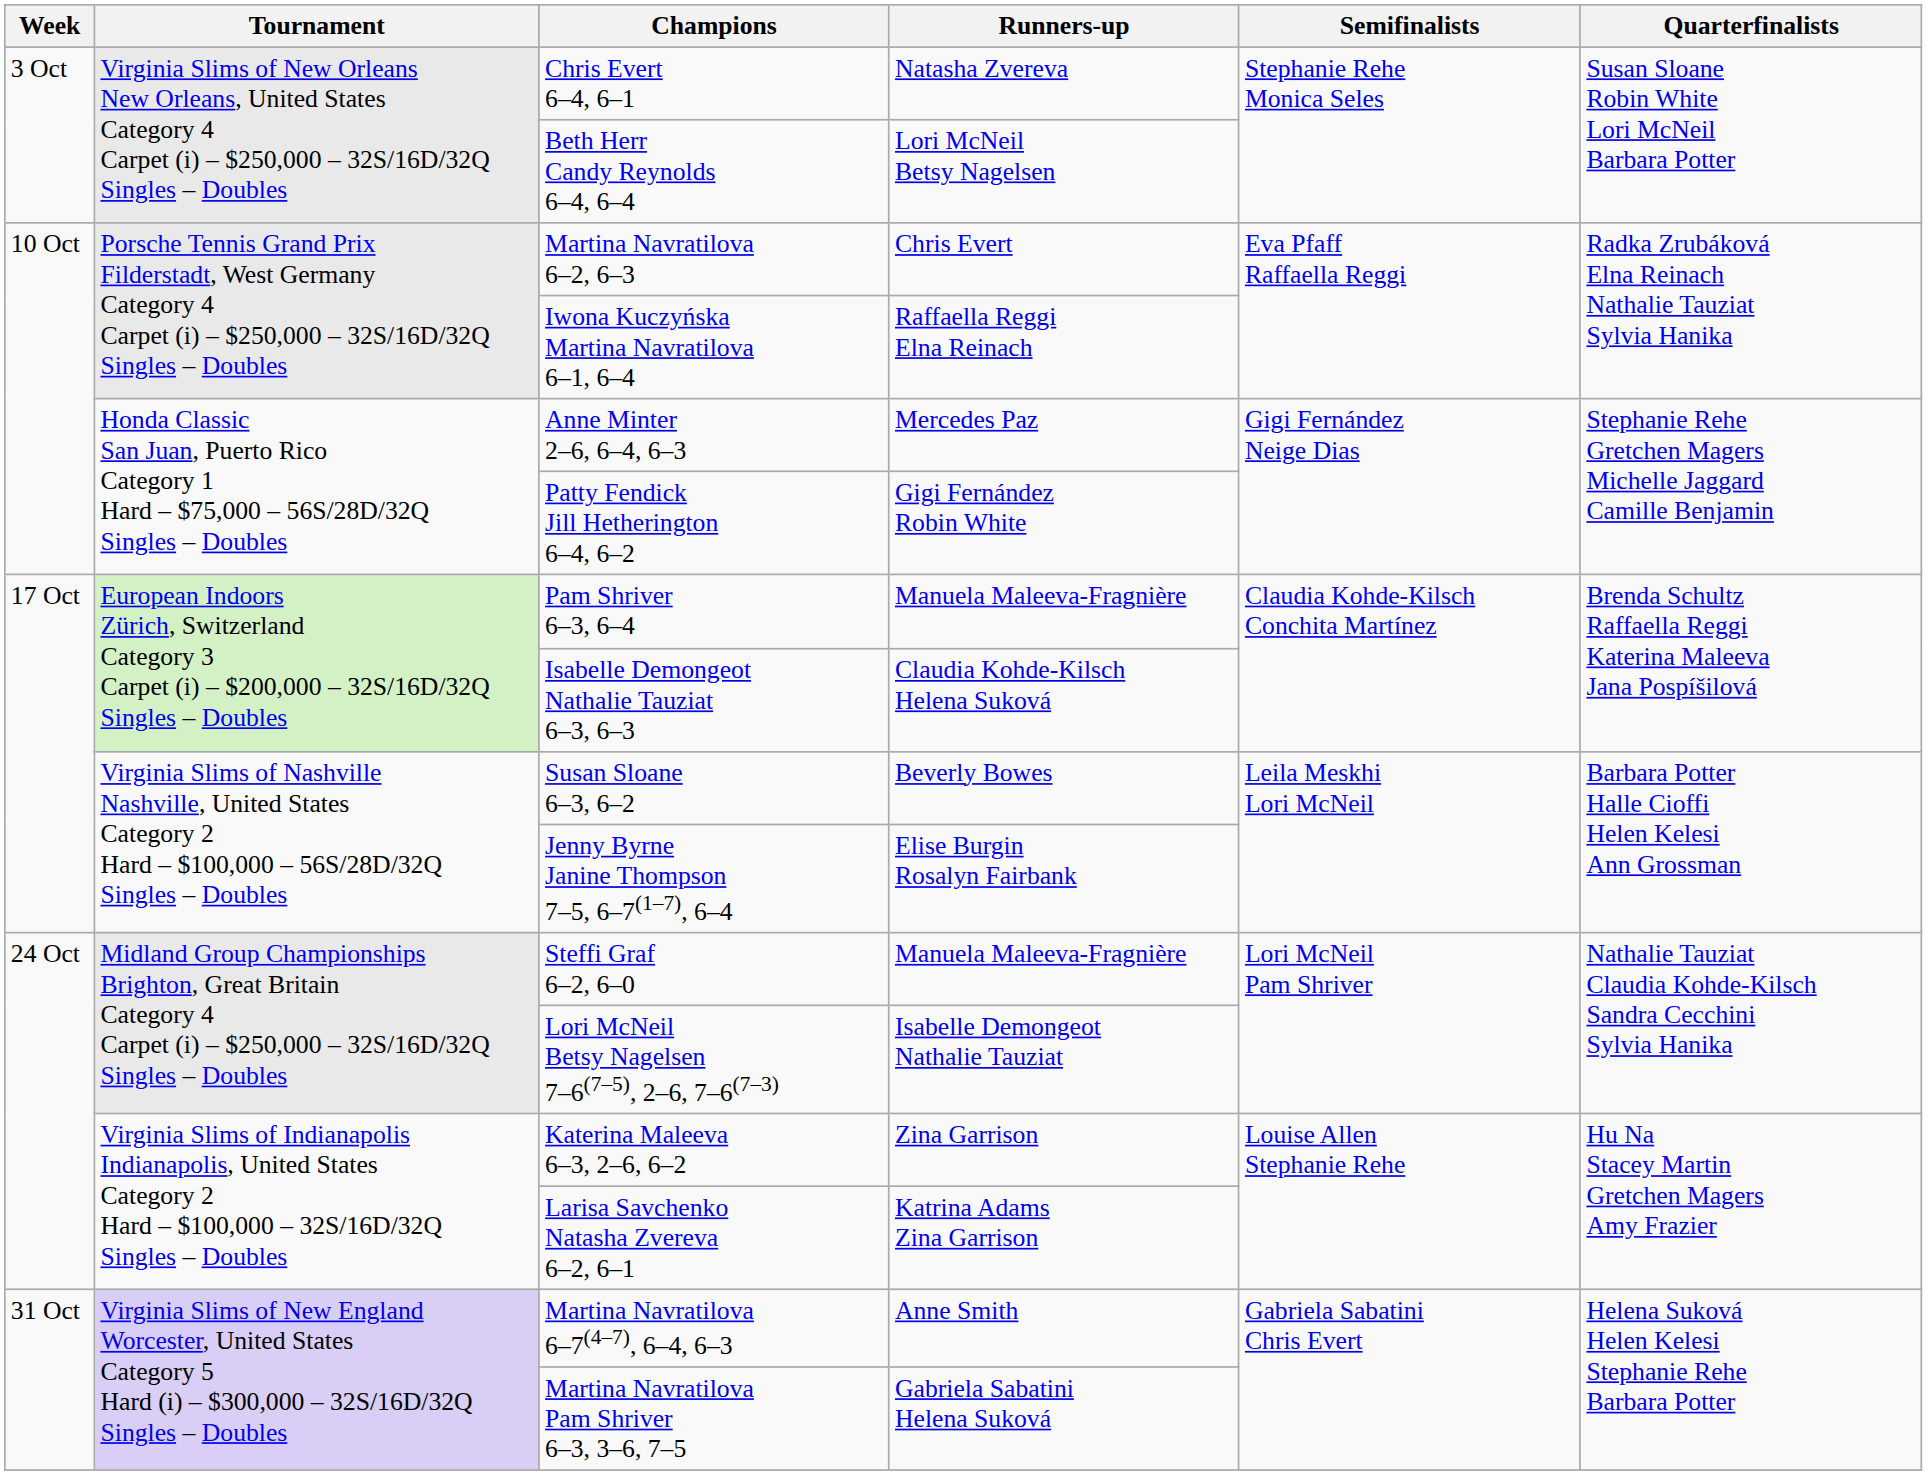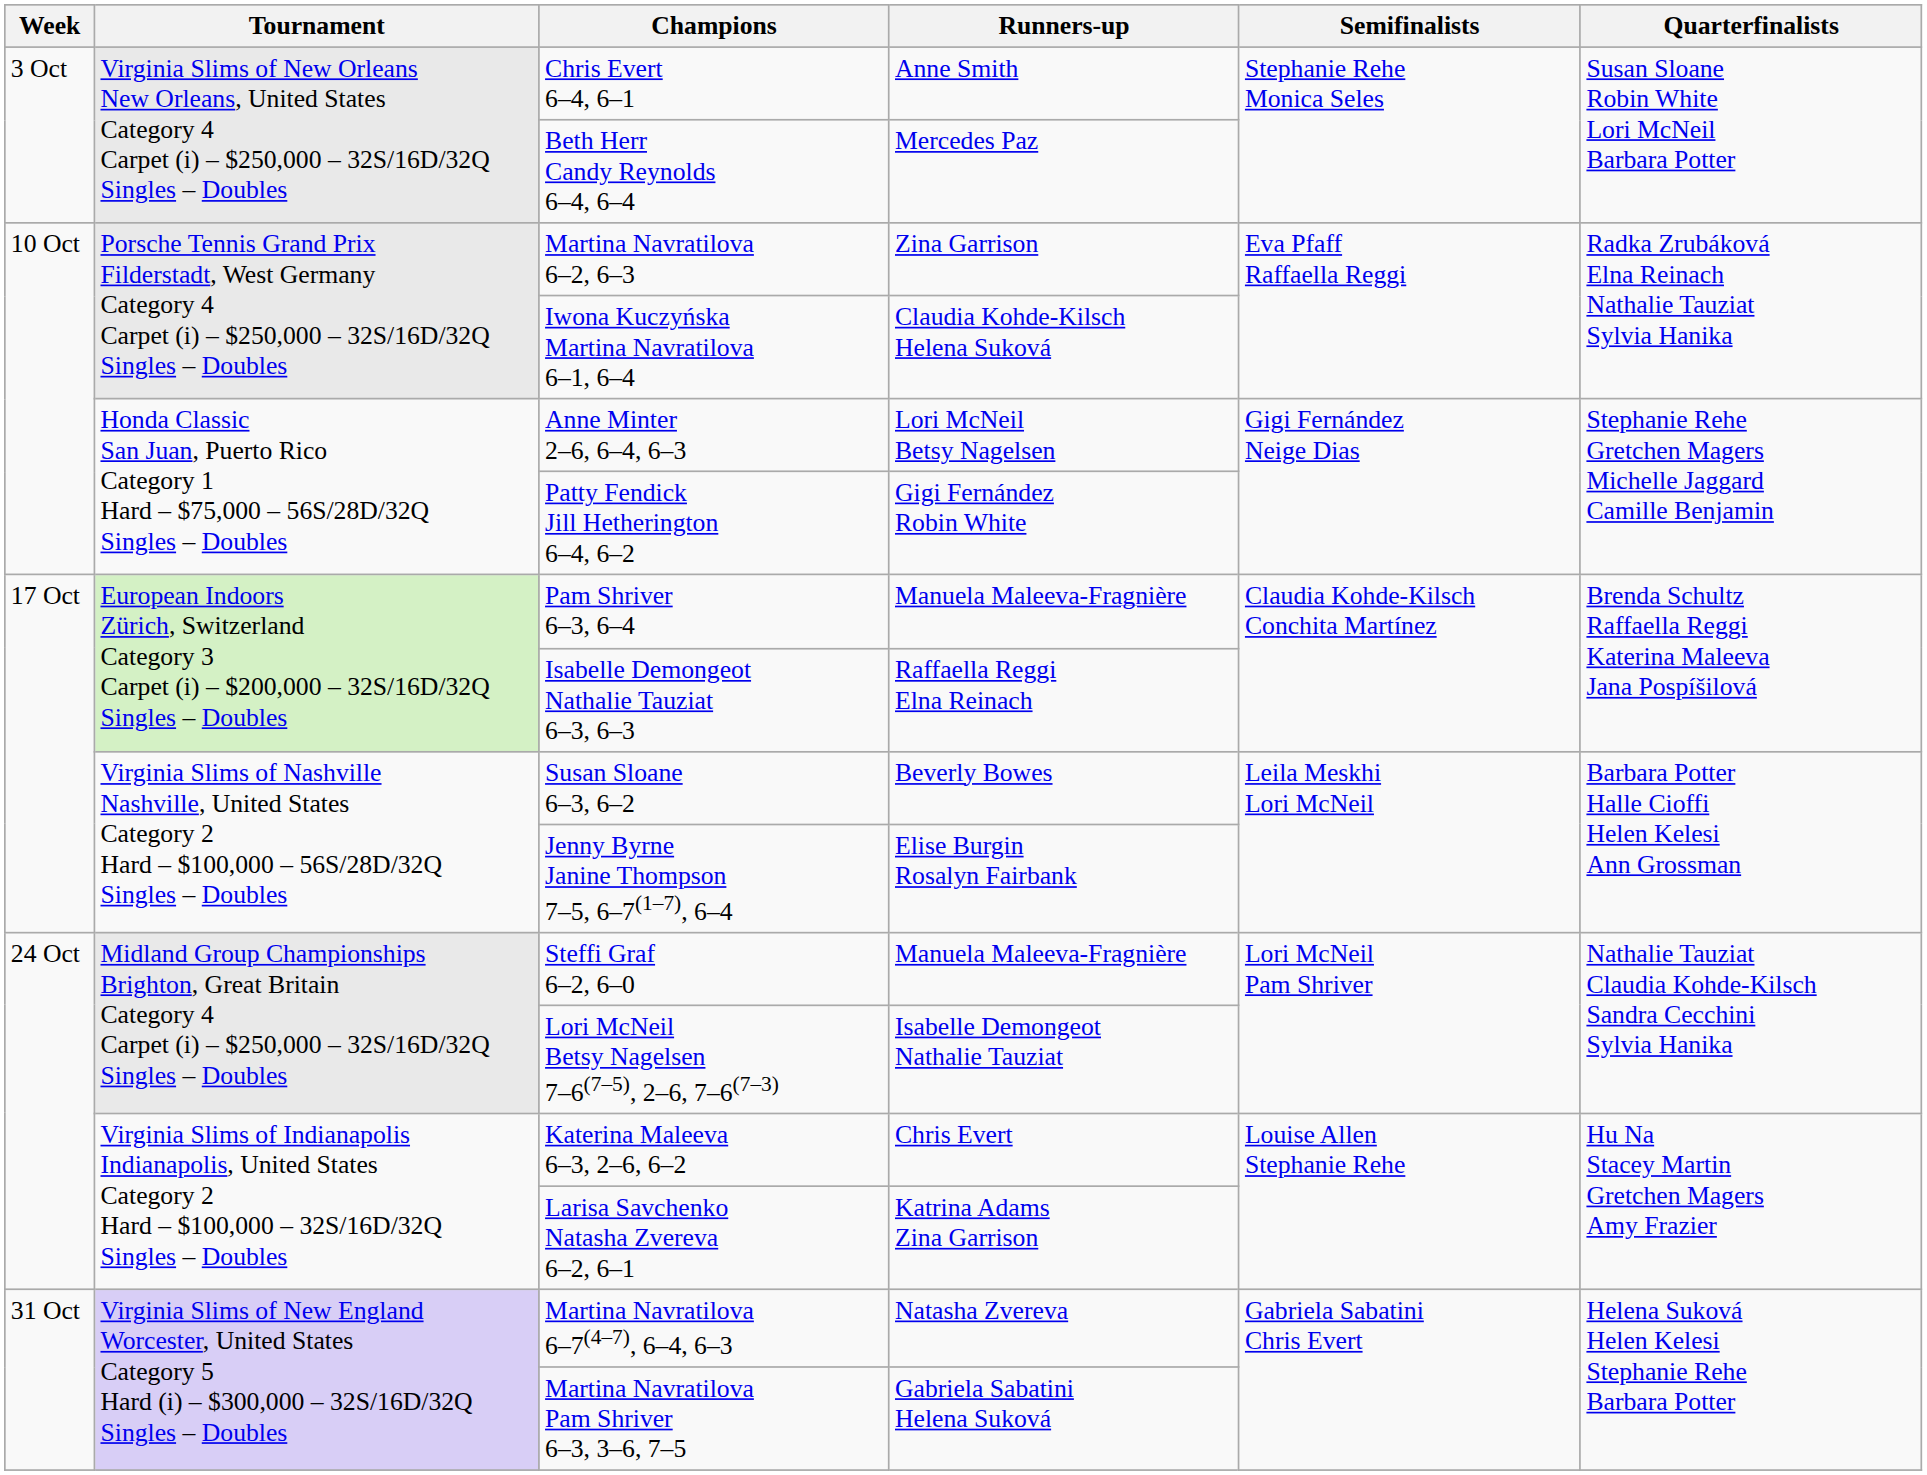(982, 68) Natasha Zvereva -> (957, 68) Anne Smith
(975, 156) Lori McNeil Betsy Nagelsen -> (967, 140) Mercedes Paz
(954, 244) Chris Evert -> (967, 244) Zina Garrison
(976, 332) Raffaella Reggi Elna Reinach -> (1010, 332) Claudia Kohde-Kilsch Helena Suková
(967, 420) Mercedes Paz -> (975, 435) Lori McNeil Betsy Nagelsen
(1010, 684) Claudia Kohde-Kilsch Helena Suková -> (976, 684) Raffaella Reggi Elna Reinach
(967, 1134) Zina Garrison -> (954, 1134) Chris Evert
(957, 1310) Anne Smith -> (982, 1310) Natasha Zvereva
